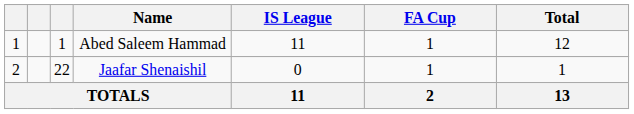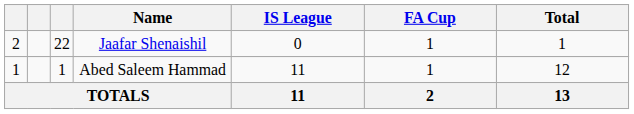rows swapped: (153, 43) <-> (153, 69)
